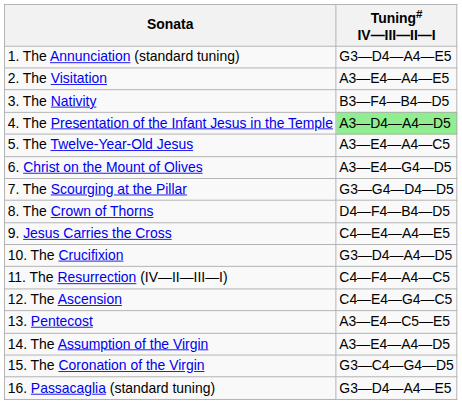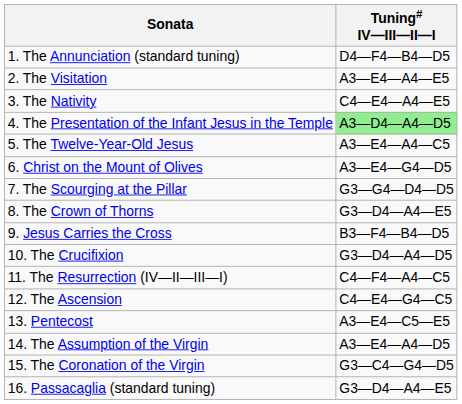(395, 57) G3—D4—A4—E5 -> (395, 57) D4—F4—B4—D5
(394, 101) B3—F4—B4—D5 -> (395, 101) C4—E4—A4—E5
(395, 211) D4—F4—B4—D5 -> (395, 211) G3—D4—A4—E5
(395, 233) C4—E4—A4—E5 -> (394, 233) B3—F4—B4—D5
